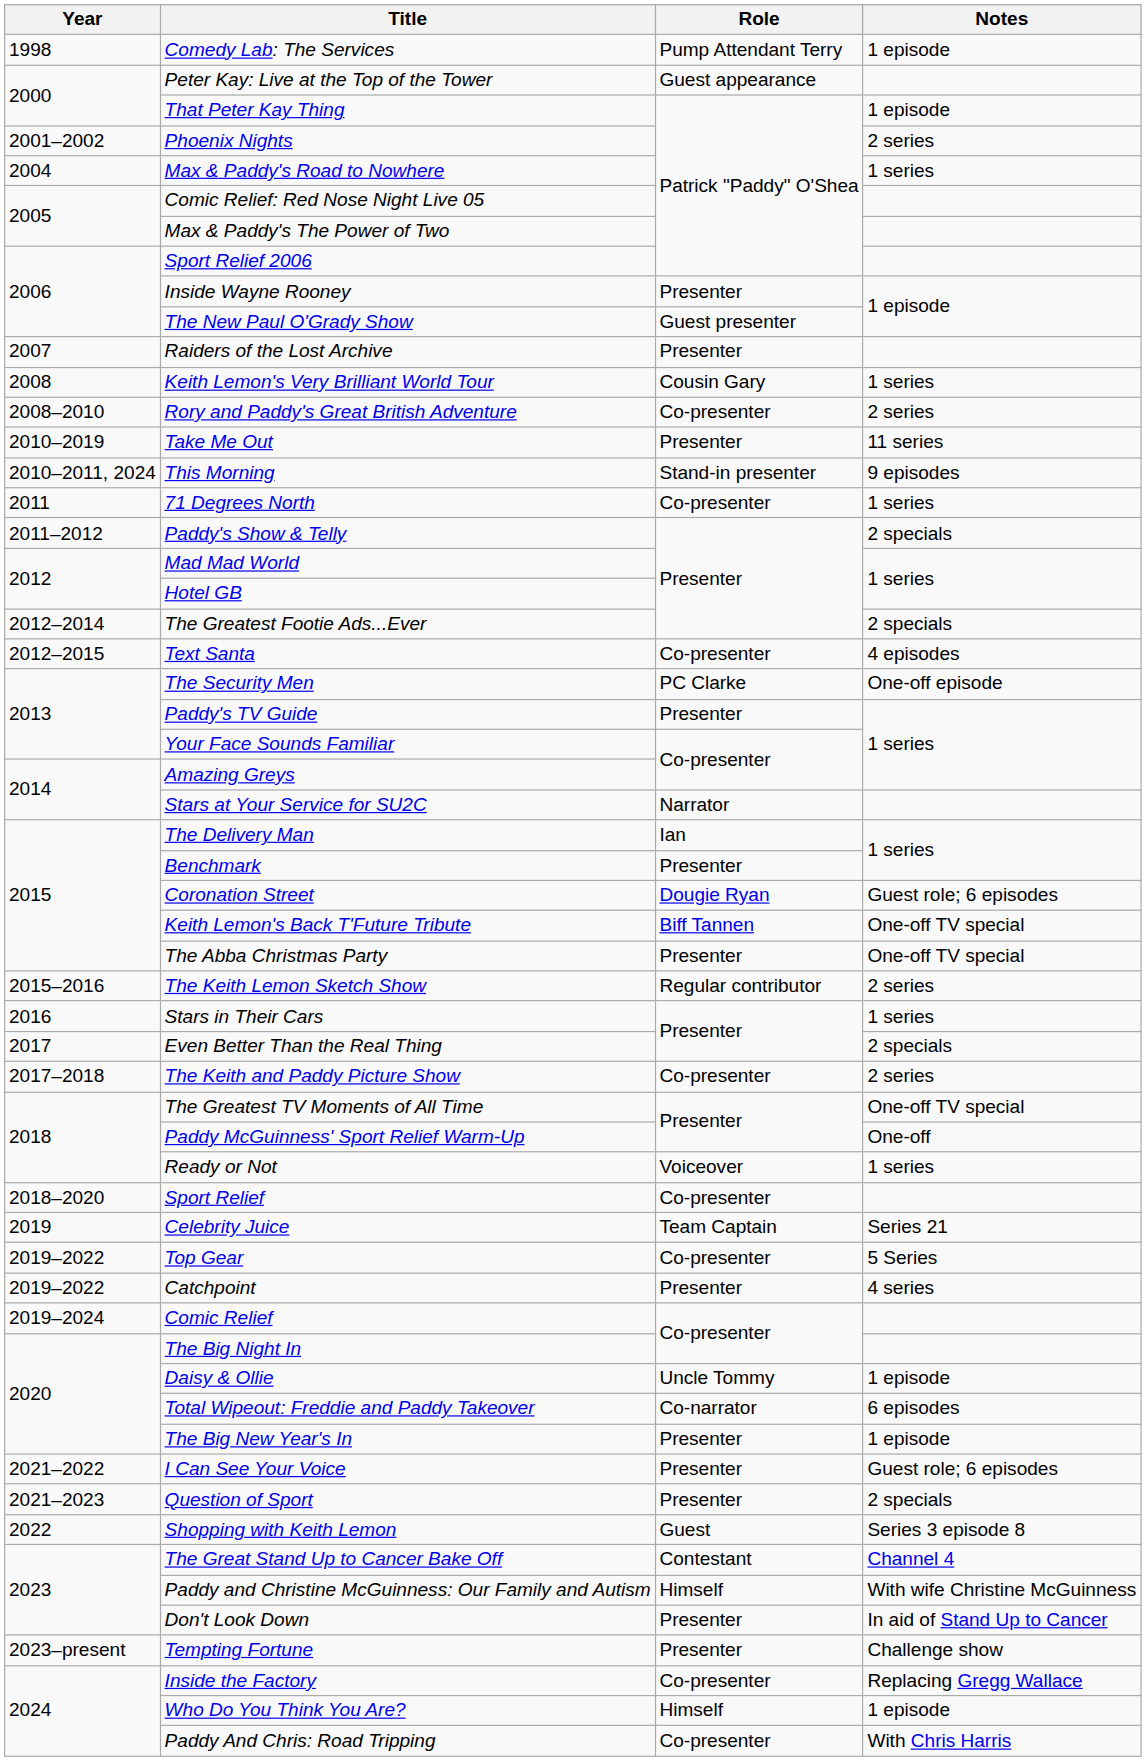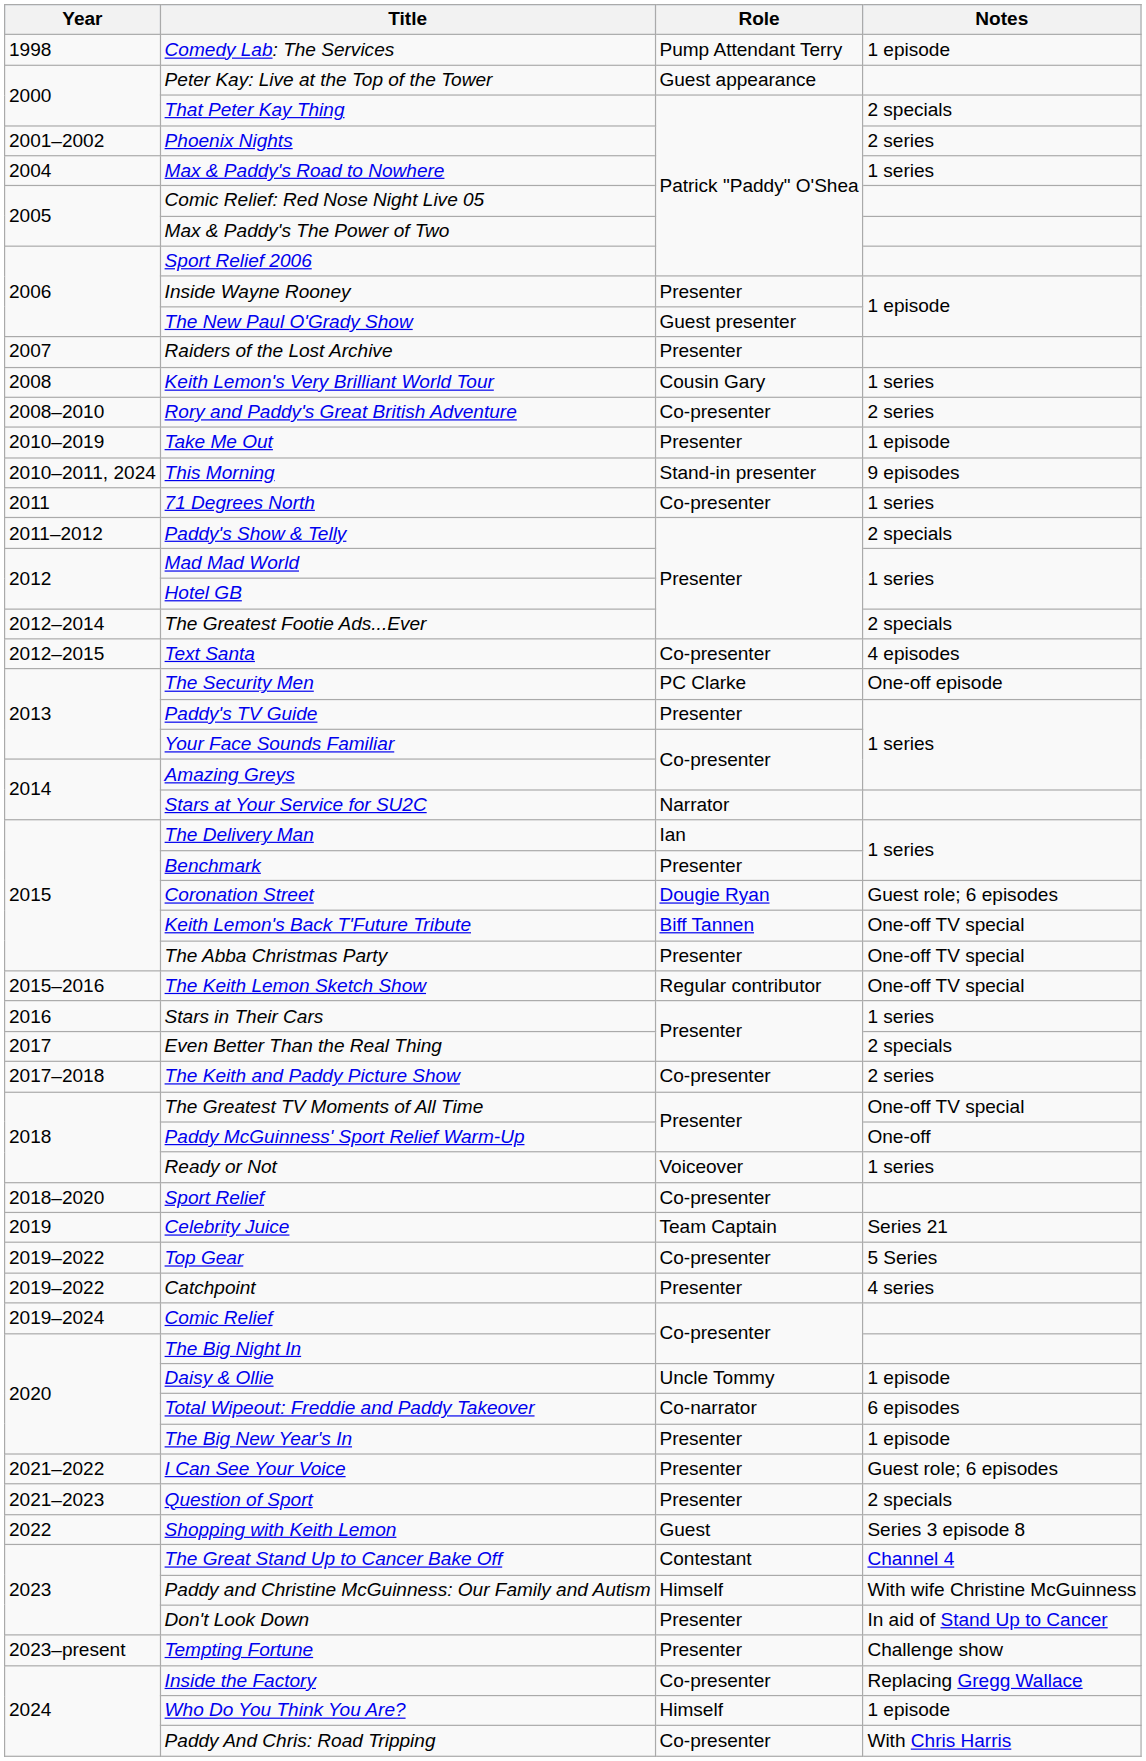(909, 110) 1 episode -> (910, 110) 2 specials
(905, 442) 11 series -> (909, 442) 1 episode
(901, 985) 2 series -> (946, 985) One-off TV special
